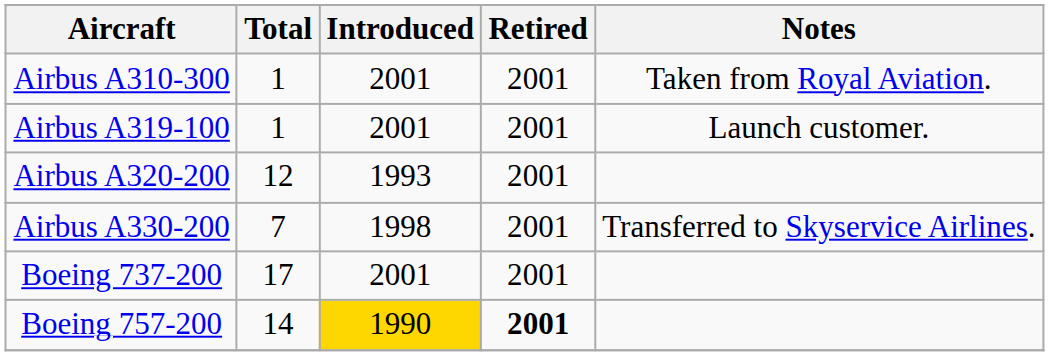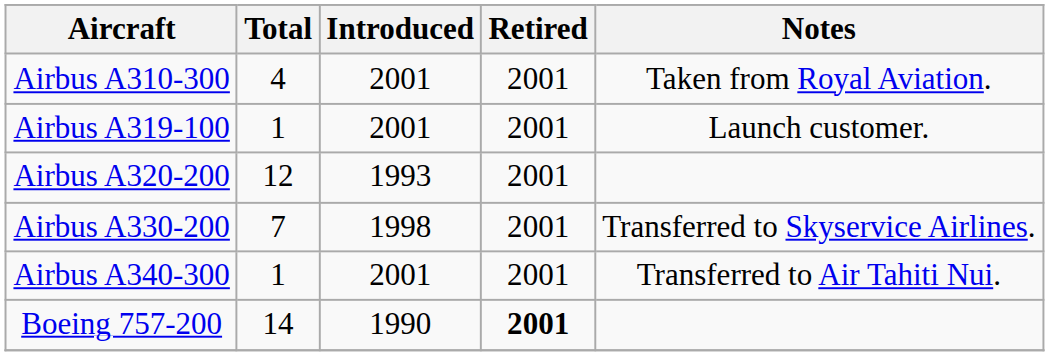(278, 78) 1 -> (278, 78) 4
+ row: (122, 275)
- row: (122, 275)
(400, 324) gold background -> (400, 324) no background
